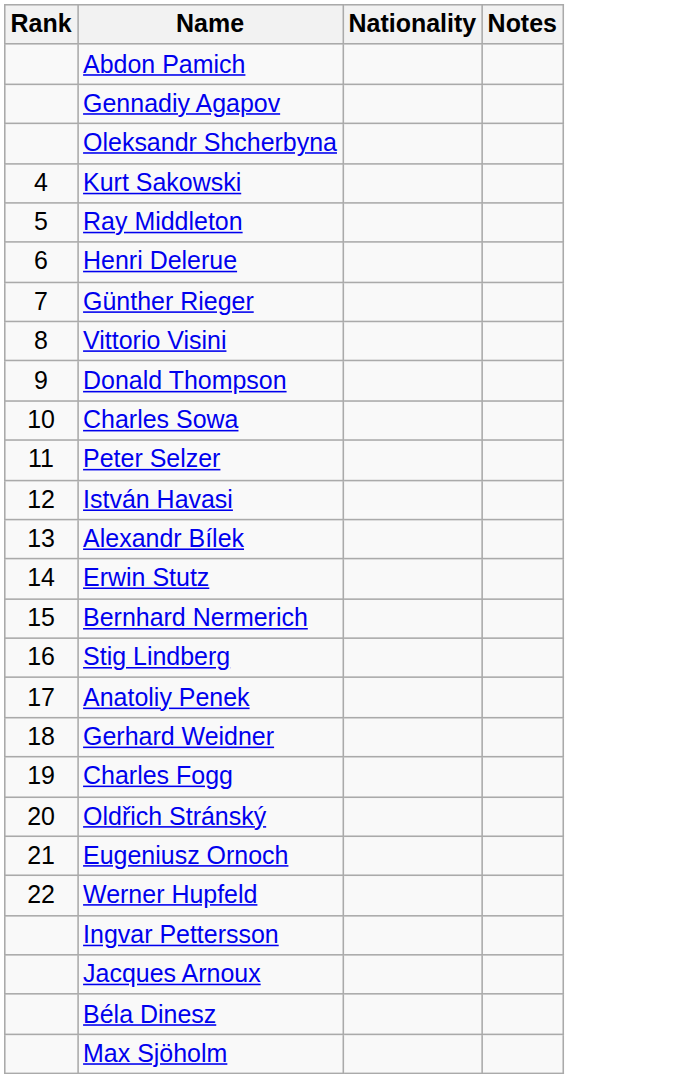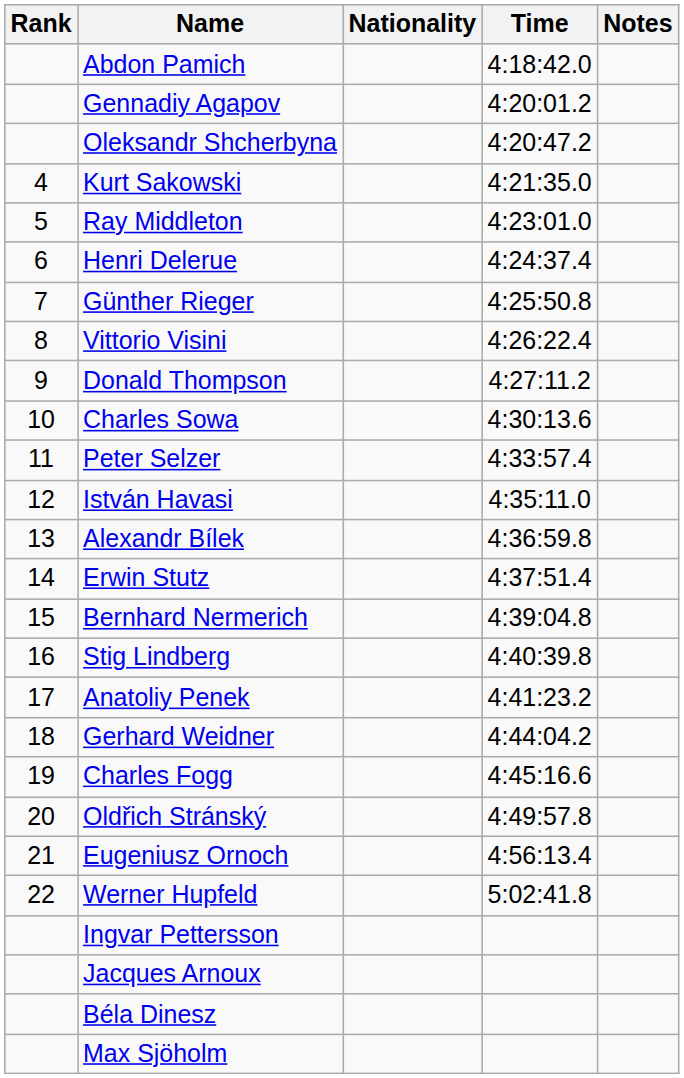+ column: (540, 24)
